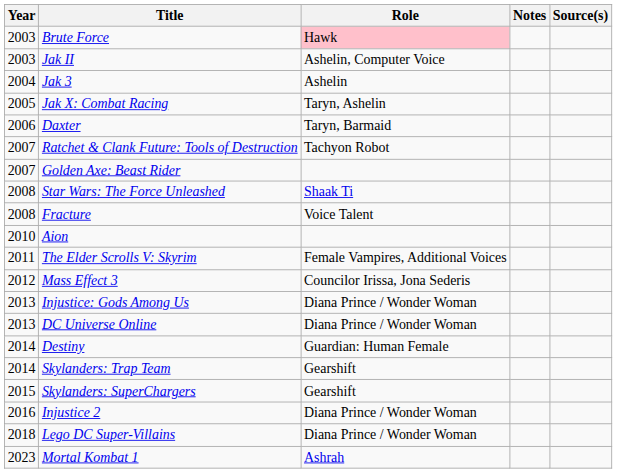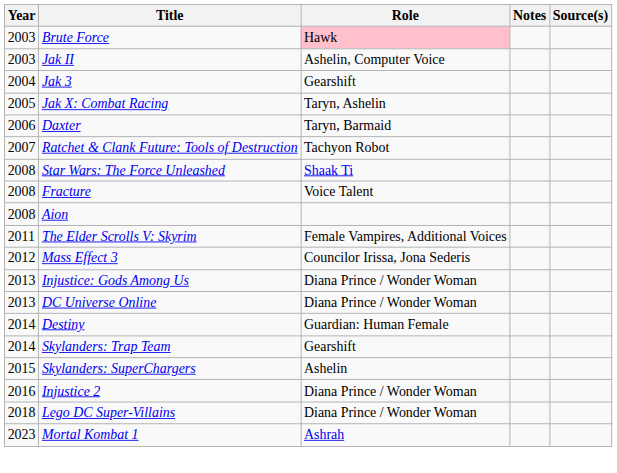(326, 81) Ashelin -> (330, 81) Gearshift
- row: (111, 170)
(22, 236) 2010 -> (22, 214) 2008
(330, 390) Gearshift -> (326, 368) Ashelin
